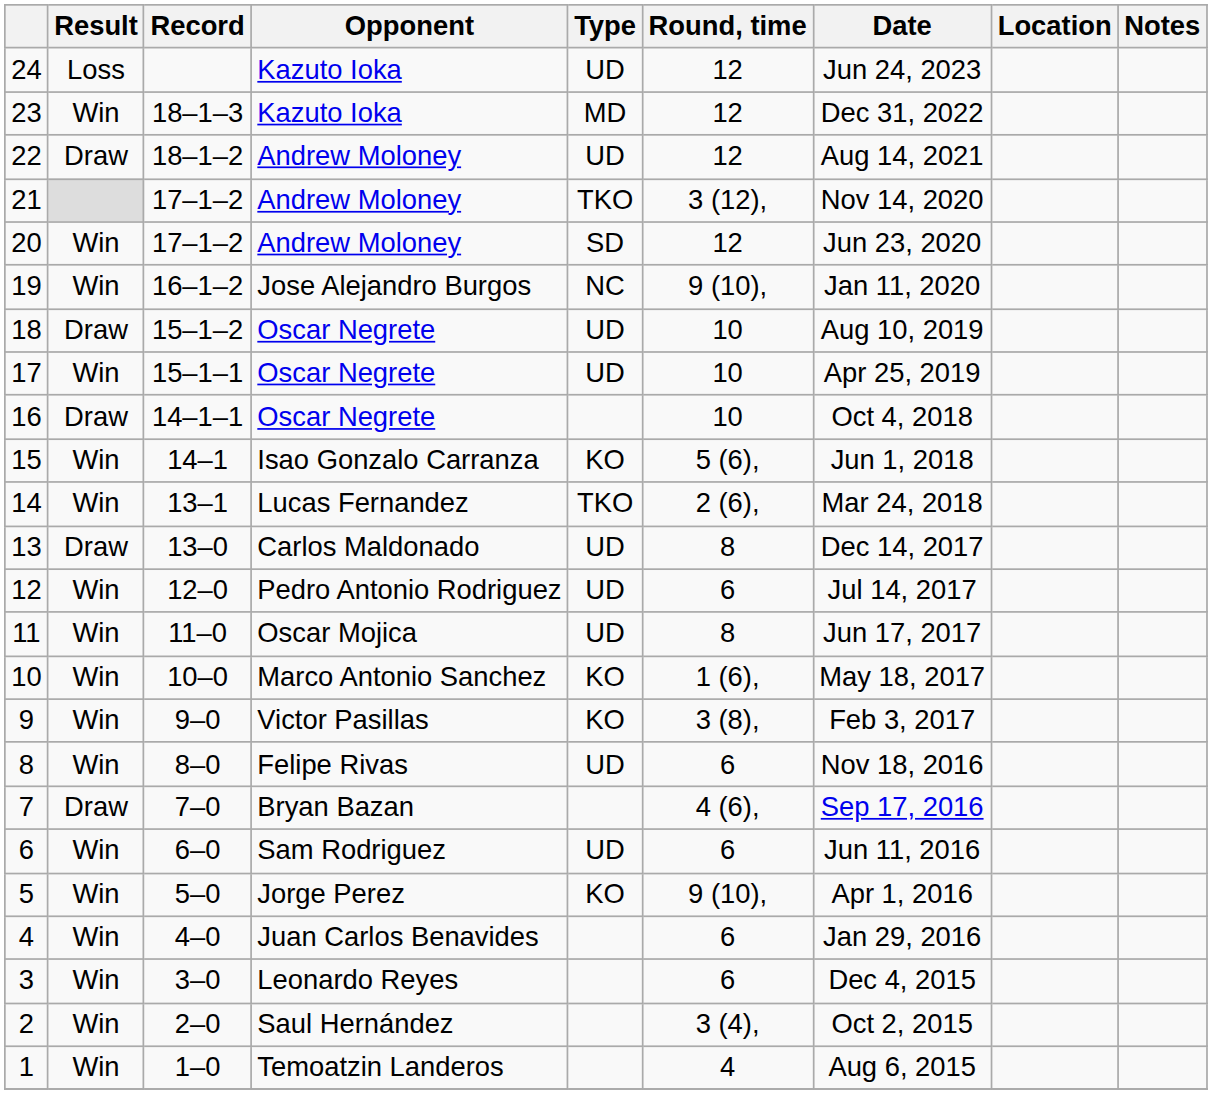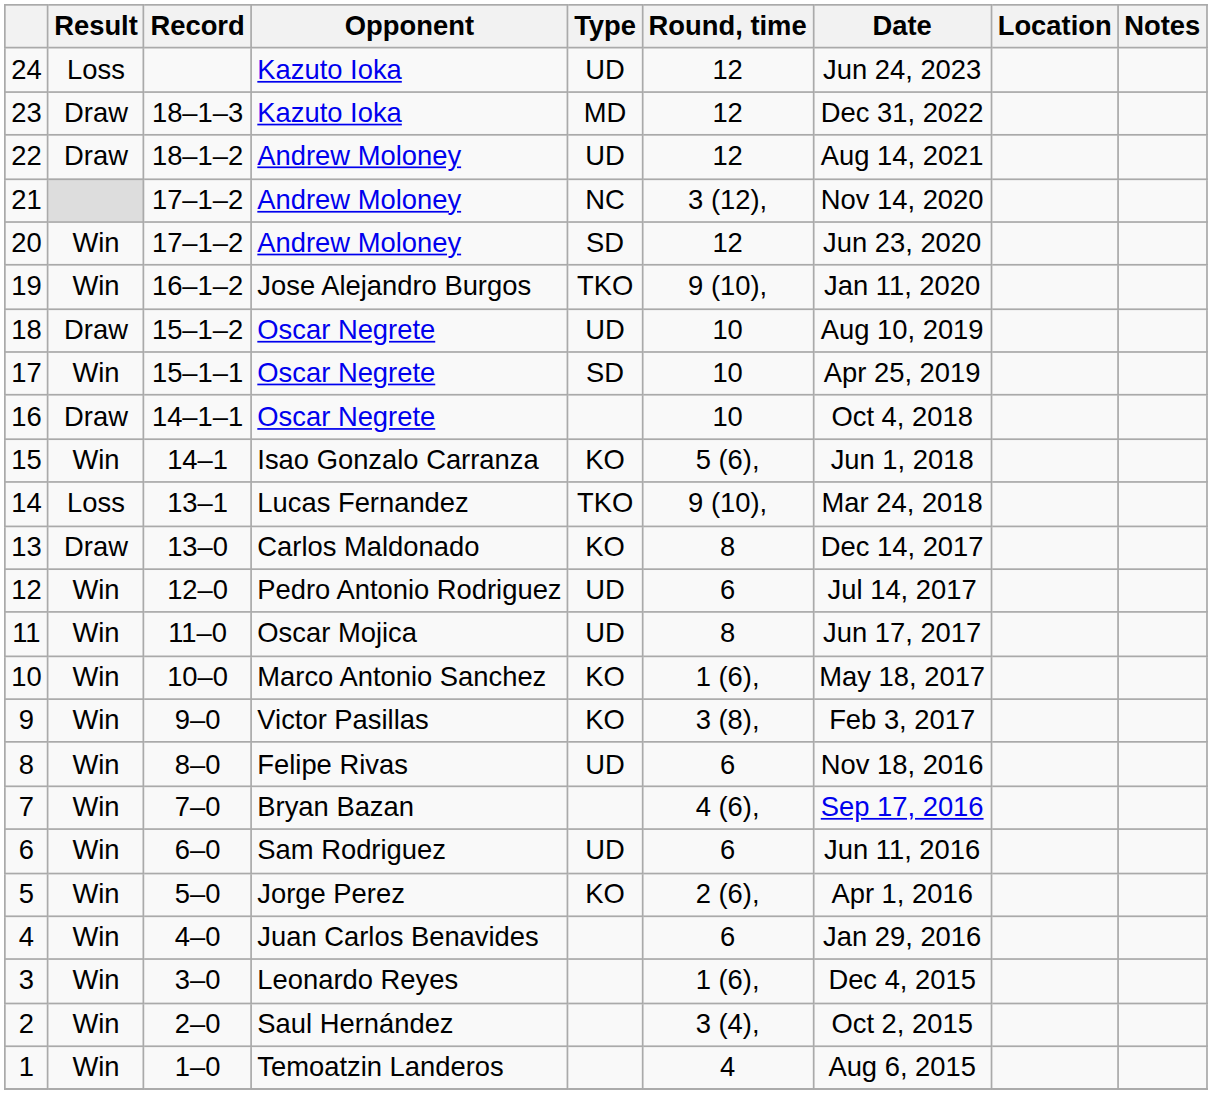(96, 112) Win -> (96, 112) Draw
(605, 199) TKO -> (605, 199) NC
(605, 286) NC -> (605, 286) TKO
(605, 373) UD -> (605, 373) SD
(96, 503) Win -> (96, 503) Loss
(728, 503) 2 (6), -> (728, 503) 9 (10),
(605, 546) UD -> (605, 546) KO
(96, 807) Draw -> (96, 807) Win
(728, 894) 9 (10), -> (728, 894) 2 (6),
(728, 980) 6 -> (728, 980) 1 (6),
